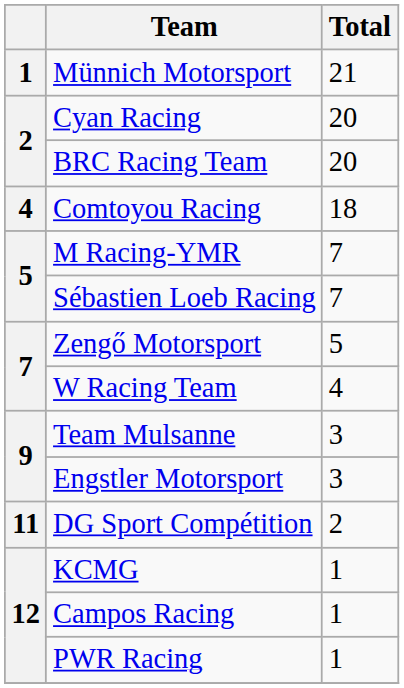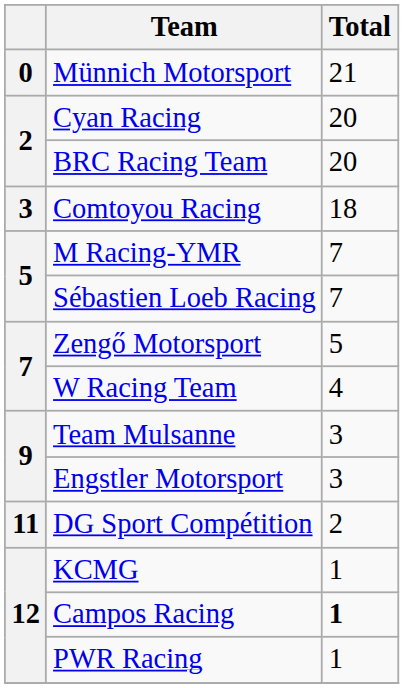(26, 72) 1 -> (26, 72) 0
(26, 207) 4 -> (26, 207) 3
(336, 614) normal -> (336, 614) bold
